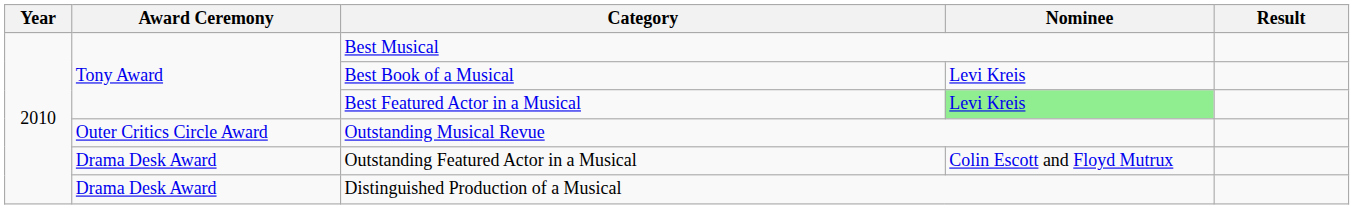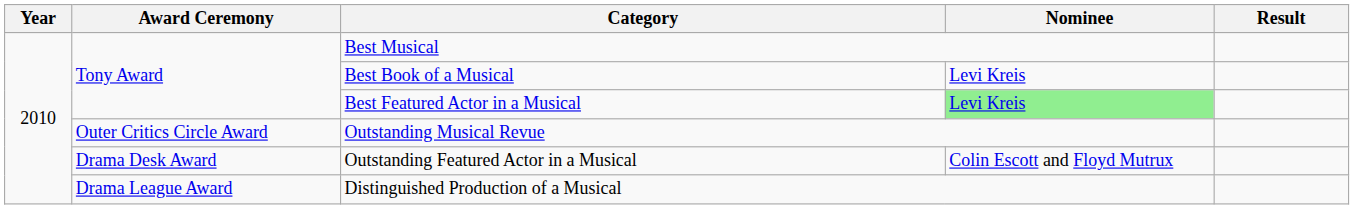(146, 189) Drama Desk Award -> (154, 189) Drama League Award
